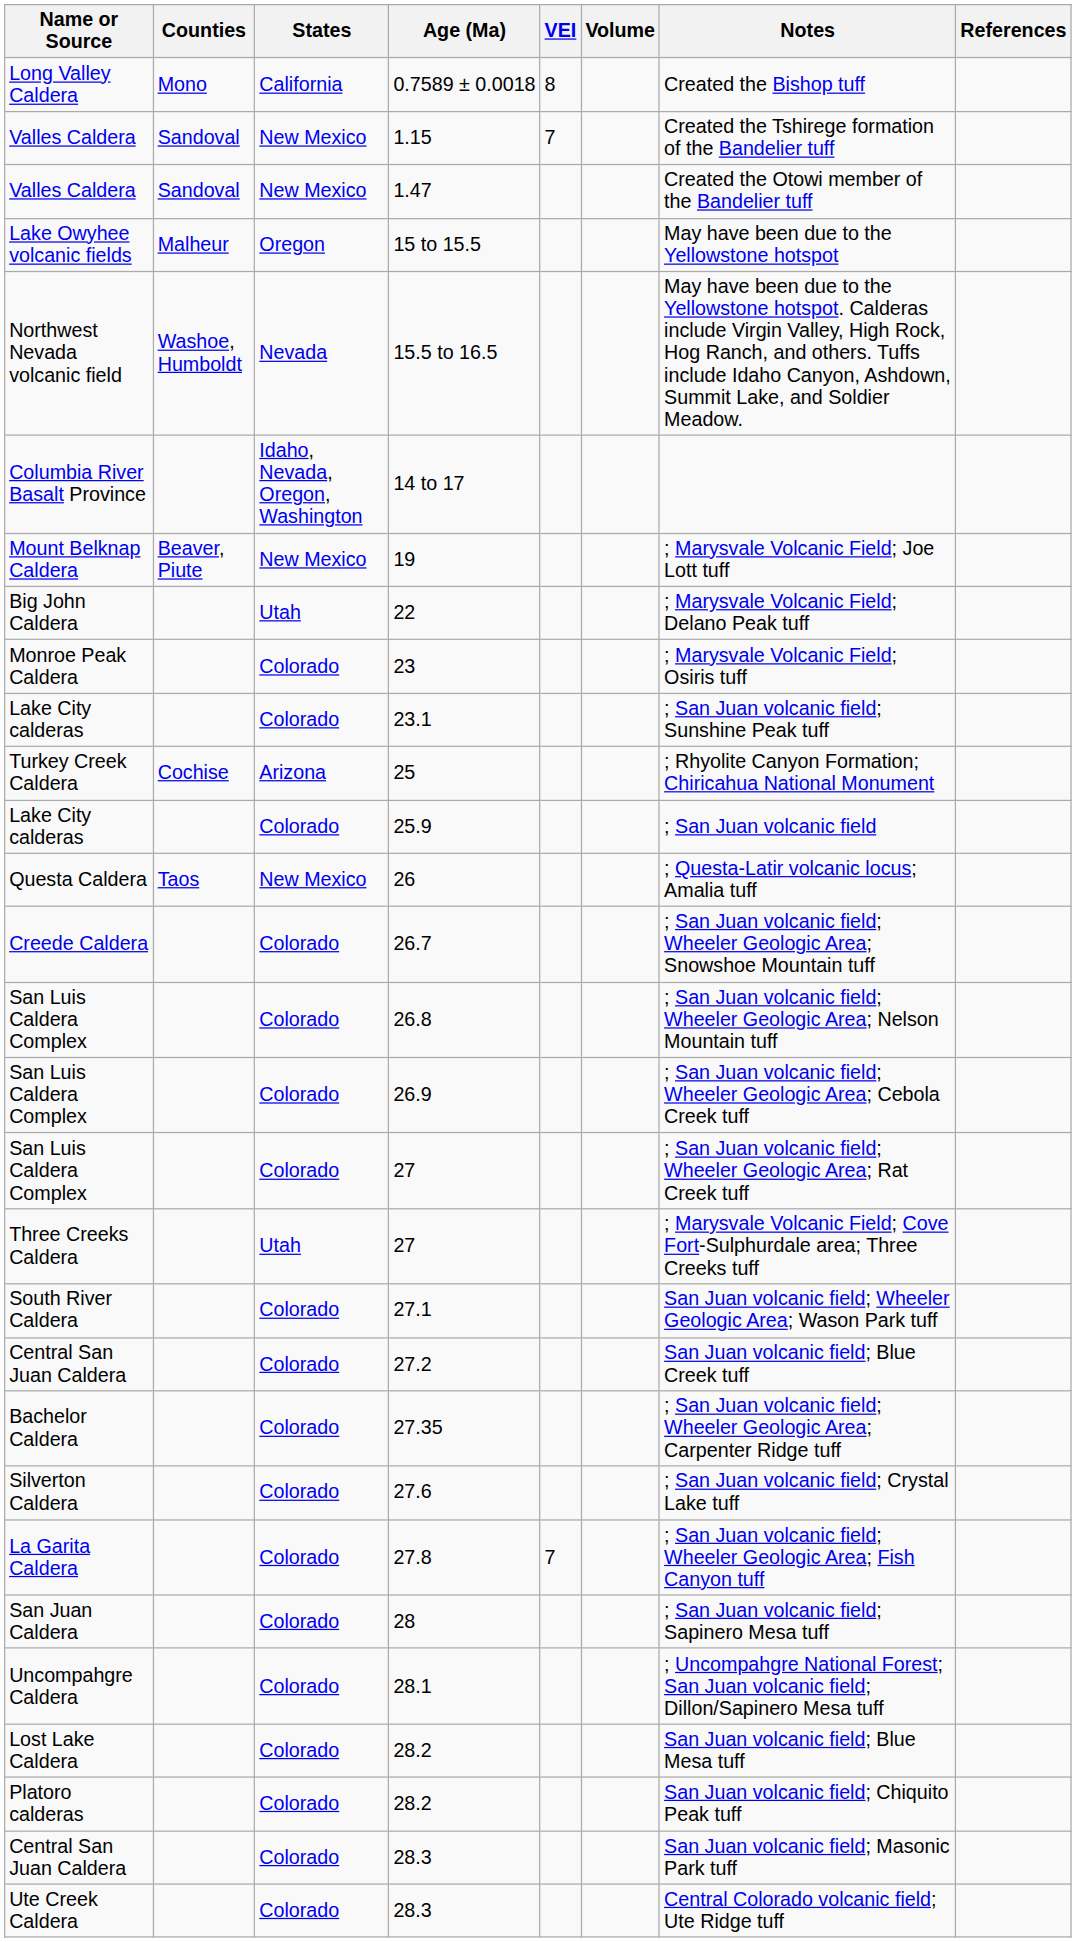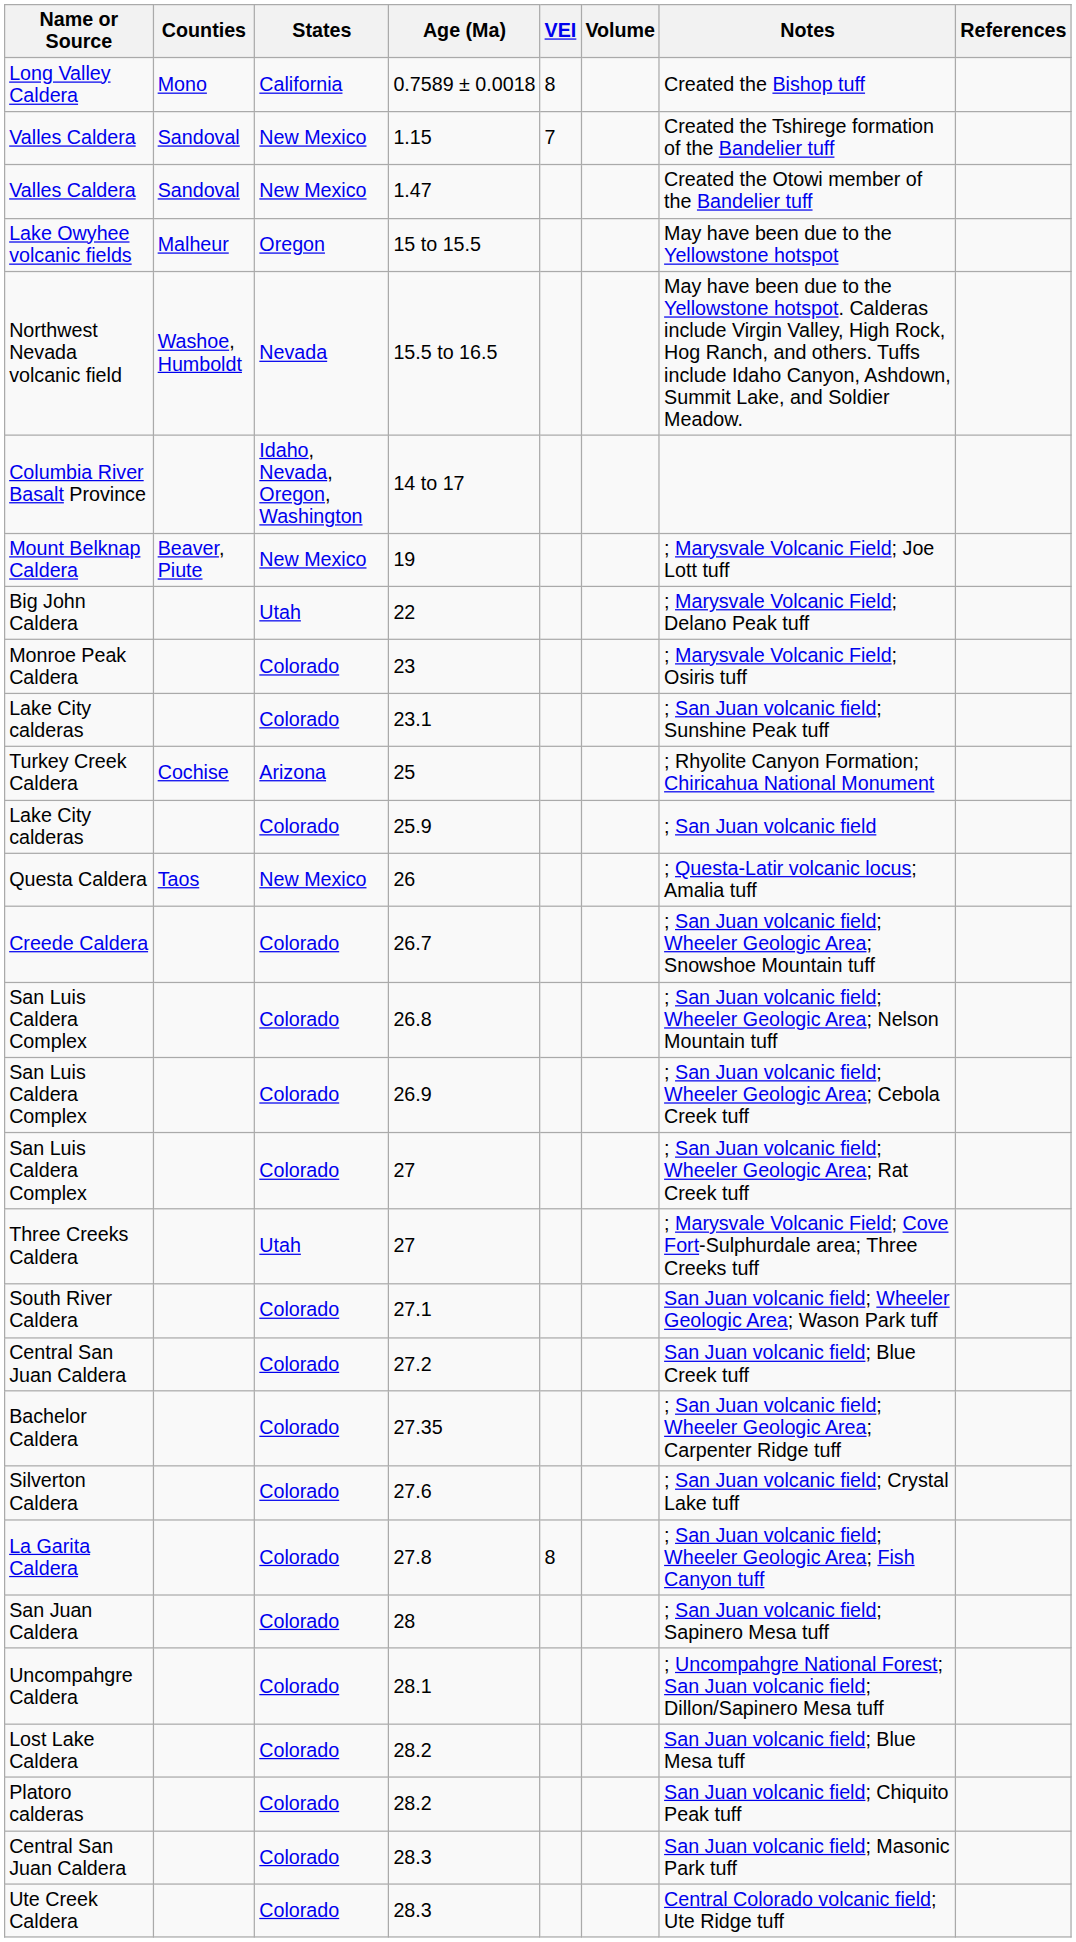(550, 1557) 7 -> (550, 1557) 8
